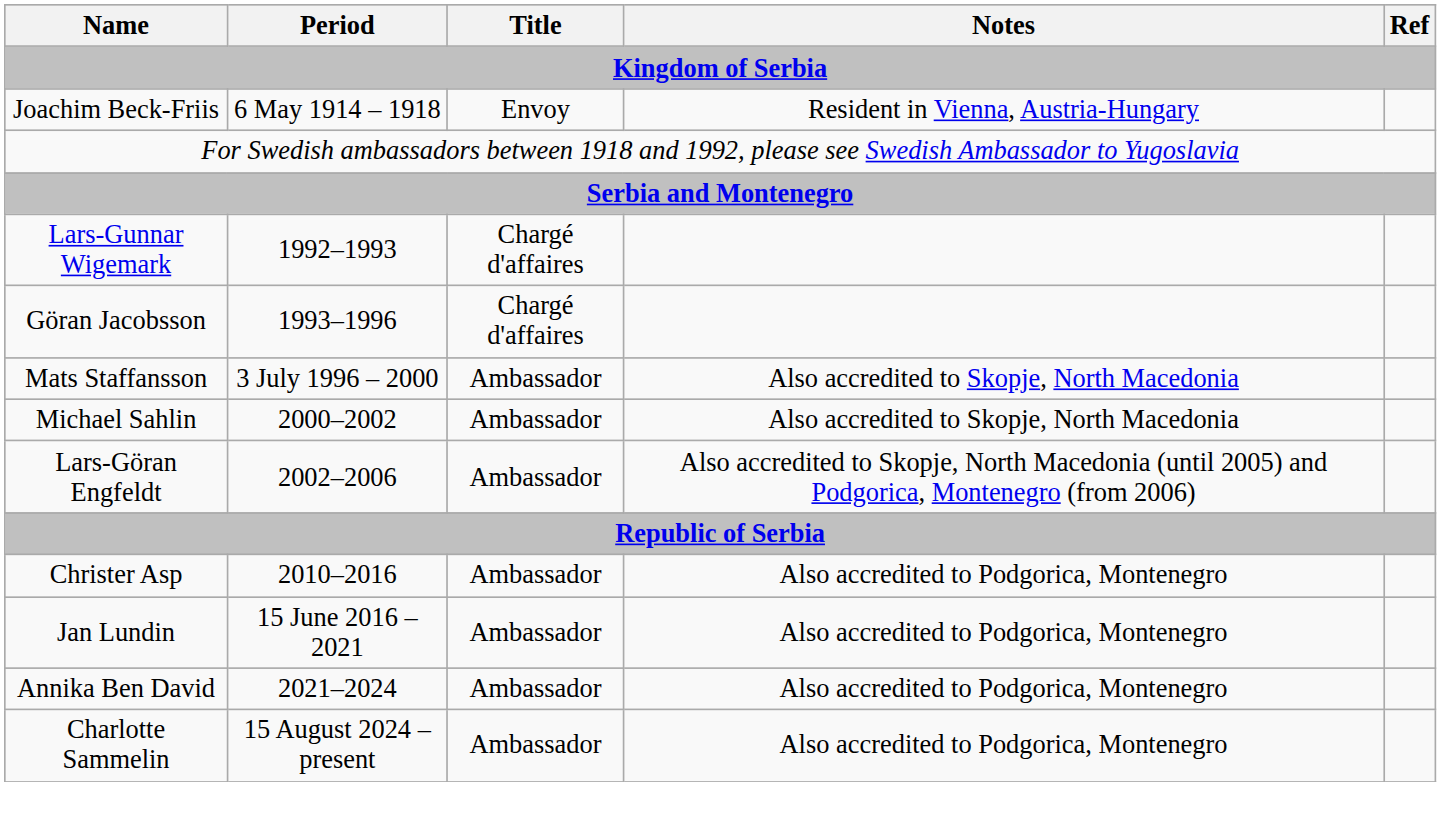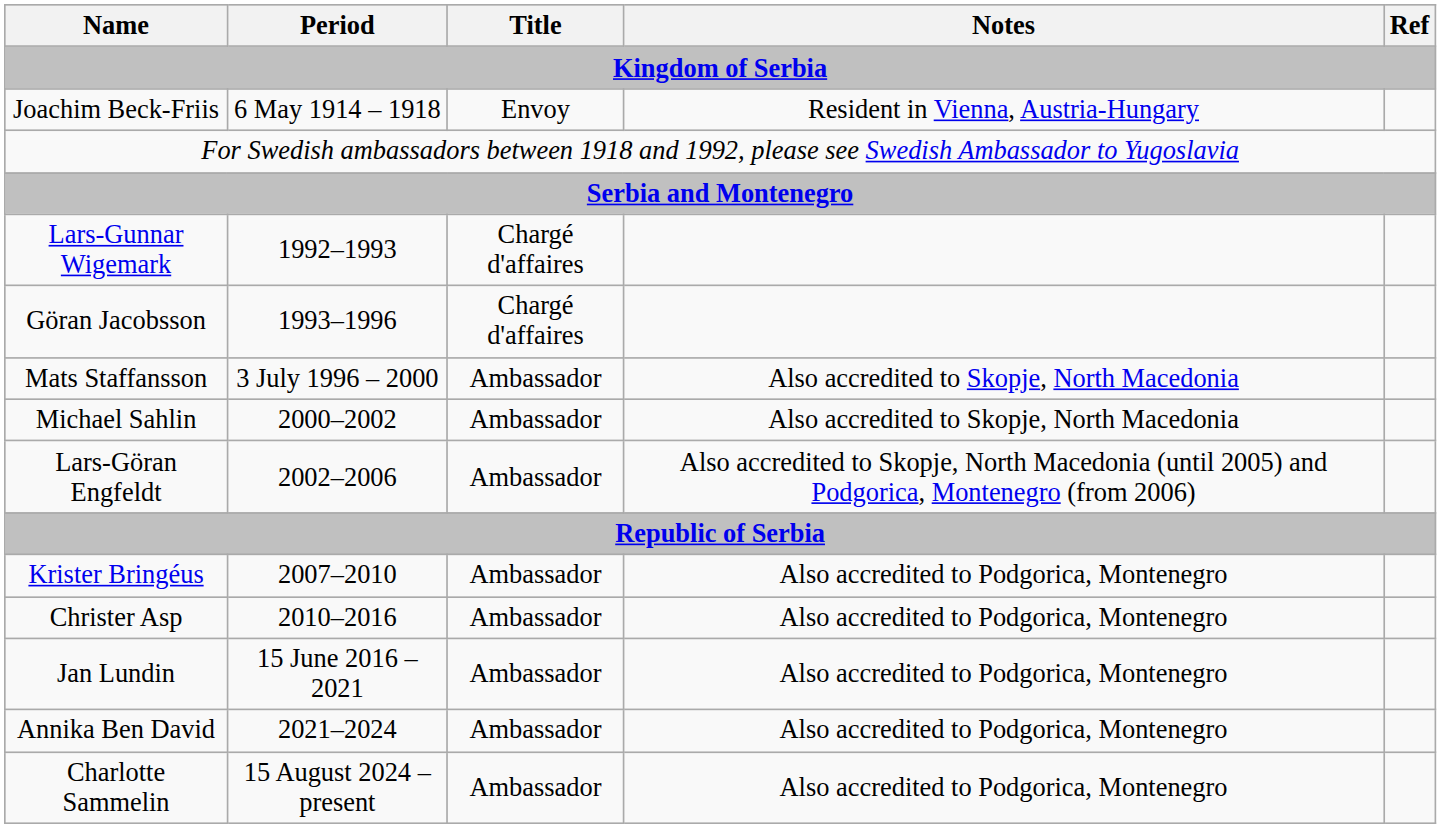+ row: (116, 575)
